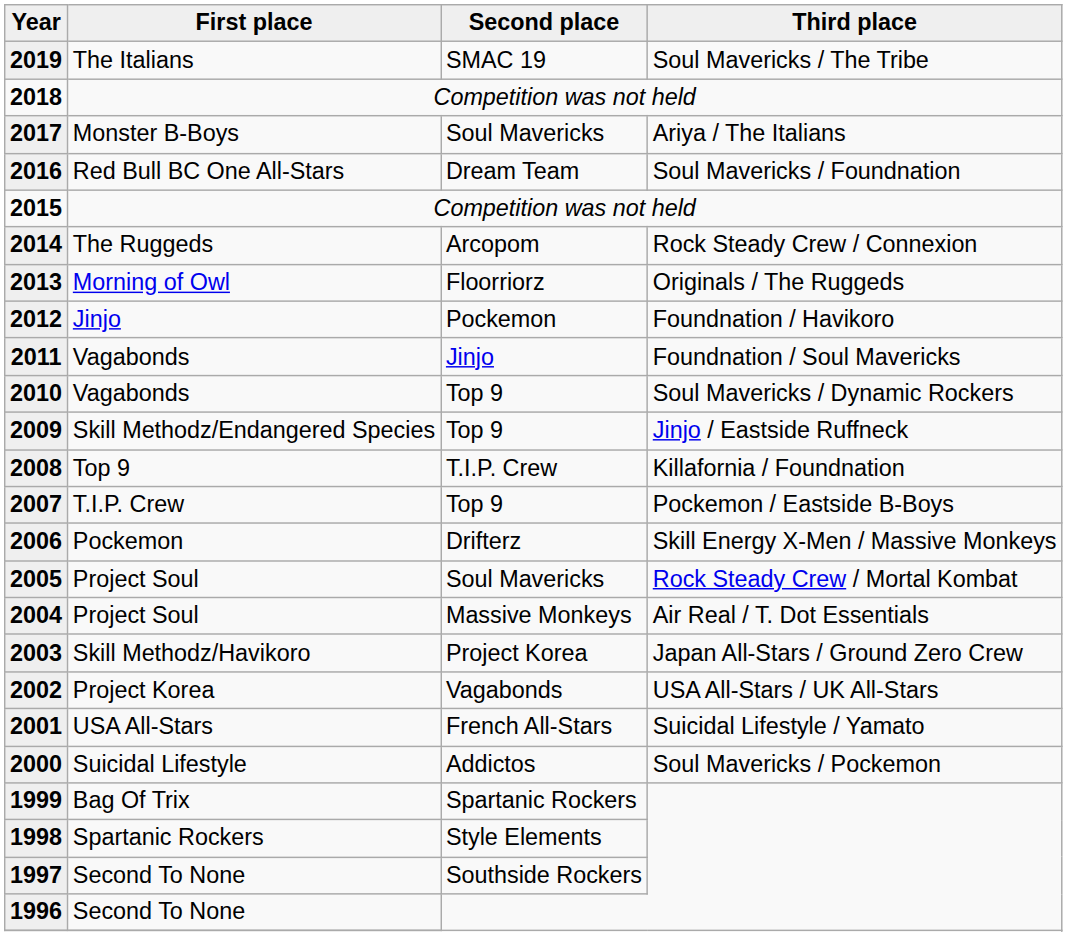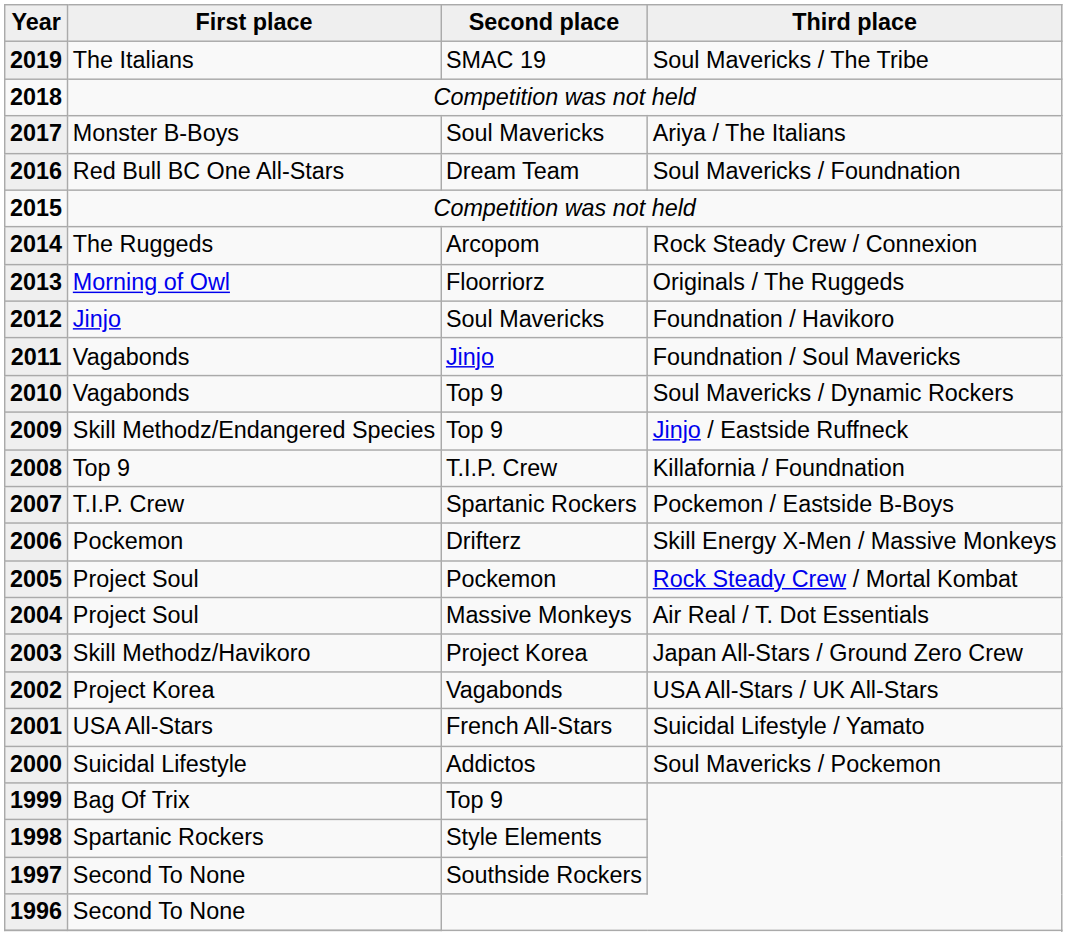(501, 319) Pockemon -> (525, 319) Soul Mavericks
(474, 504) Top 9 -> (541, 504) Spartanic Rockers
(525, 578) Soul Mavericks -> (501, 578) Pockemon
(541, 801) Spartanic Rockers -> (474, 801) Top 9
